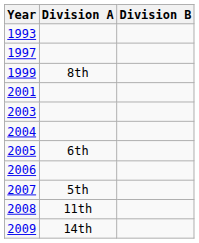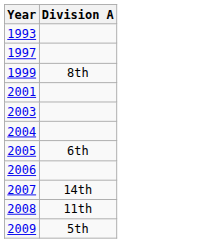- column: (156, 14)
(78, 190) 5th -> (78, 190) 14th
(78, 229) 14th -> (78, 229) 5th
